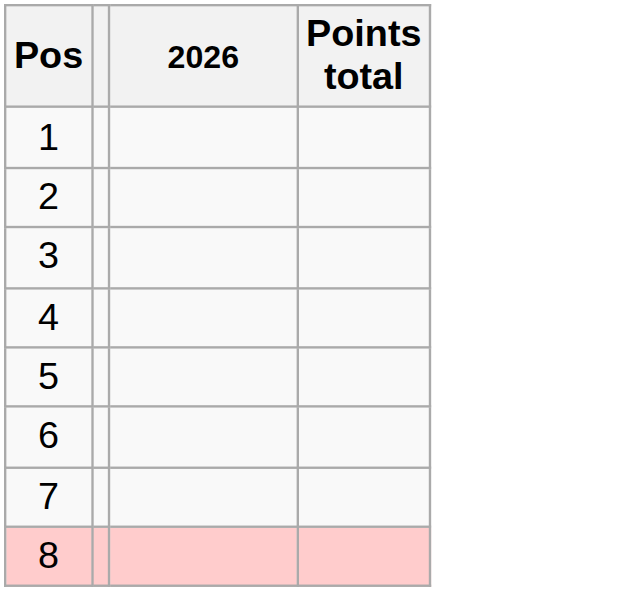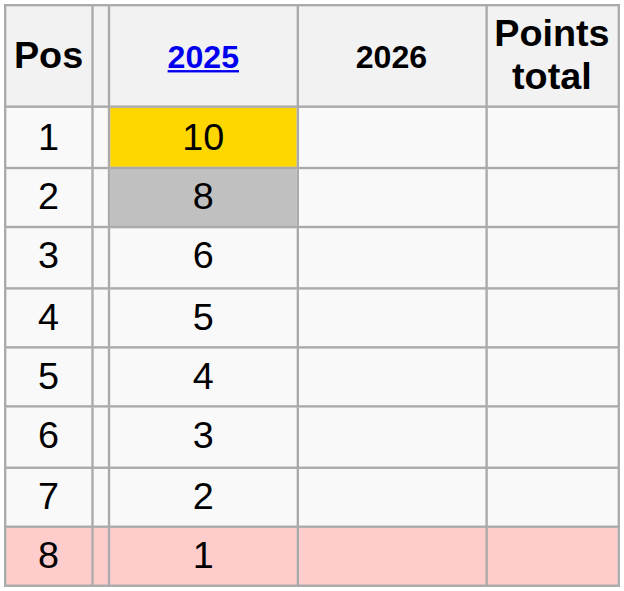+ column: (203, 56)
